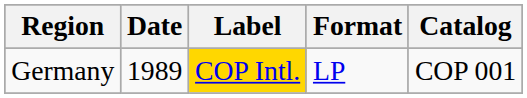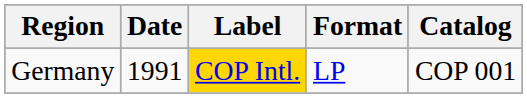(155, 70) 1989 -> (155, 70) 1991
